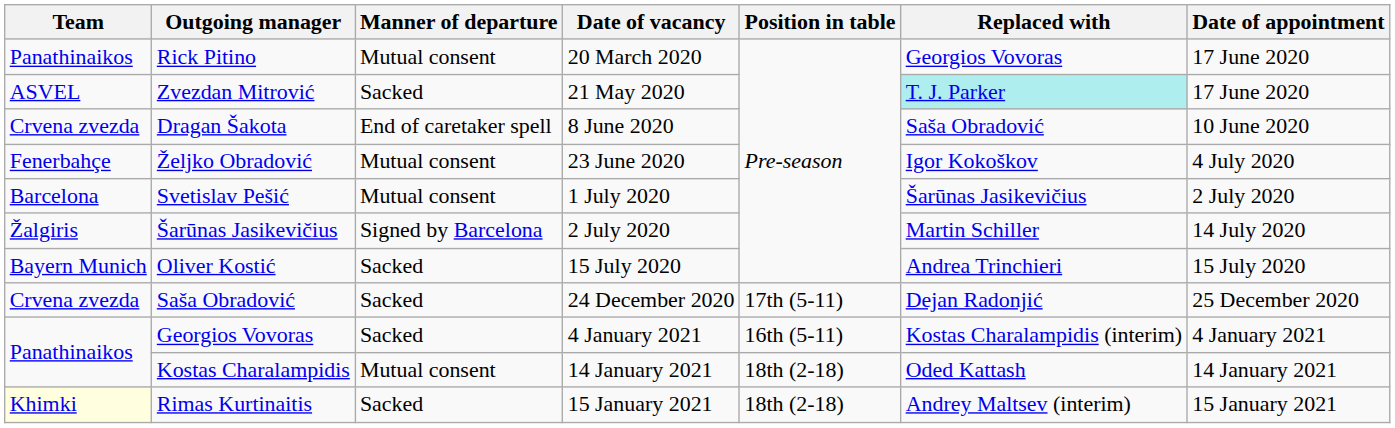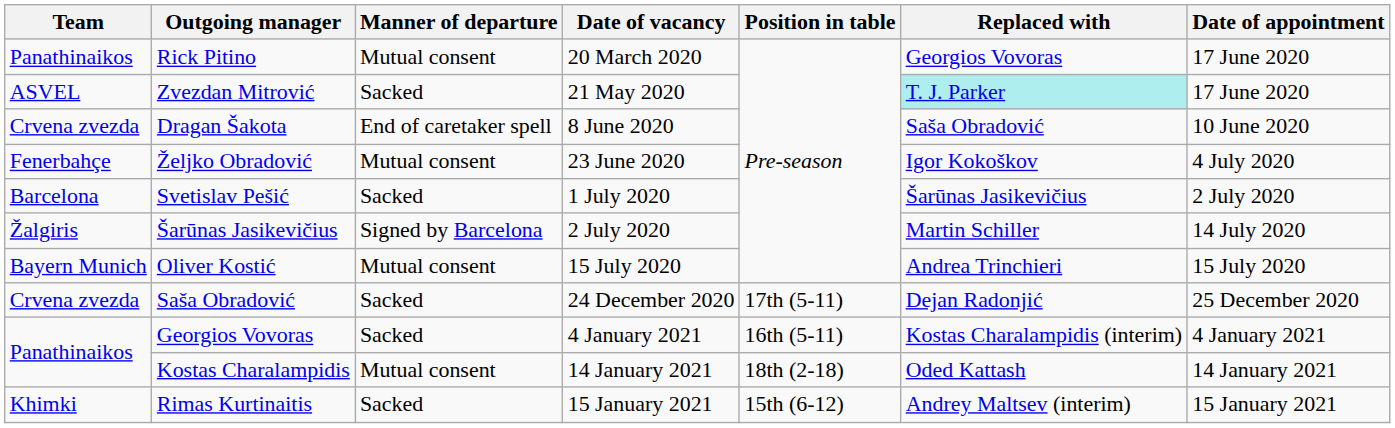(428, 195) Mutual consent -> (392, 195) Sacked
(392, 265) Sacked -> (428, 265) Mutual consent
(43, 404) lightyellow background -> (43, 404) no background
(794, 404) 18th (2-18) -> (794, 404) 15th (6-12)
